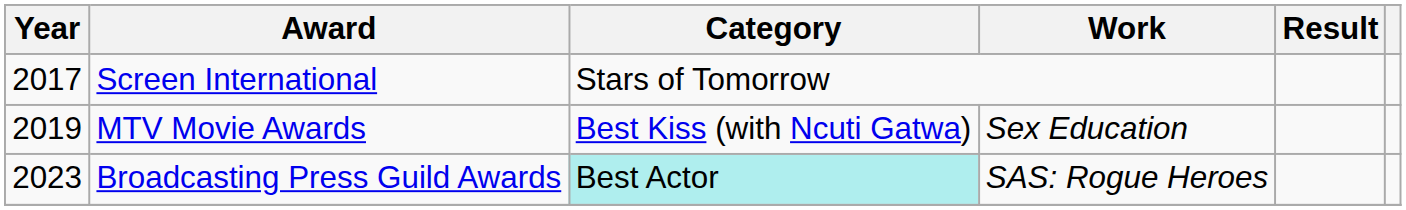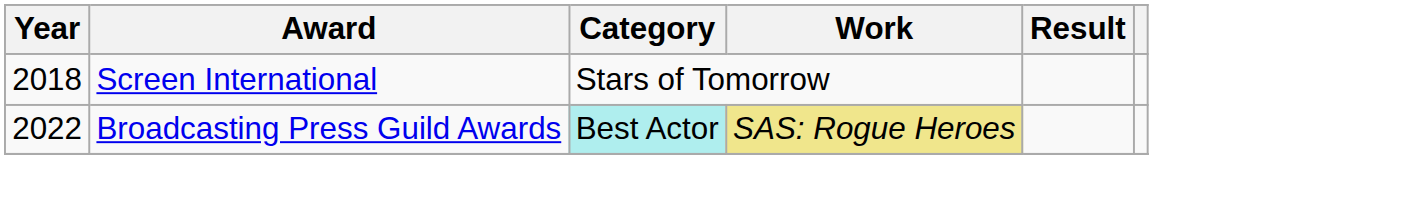(47, 79) 2017 -> (47, 79) 2018
- row: (231, 128)
(47, 178) 2023 -> (47, 128) 2022
(1127, 178) no background -> (874, 128) khaki background
